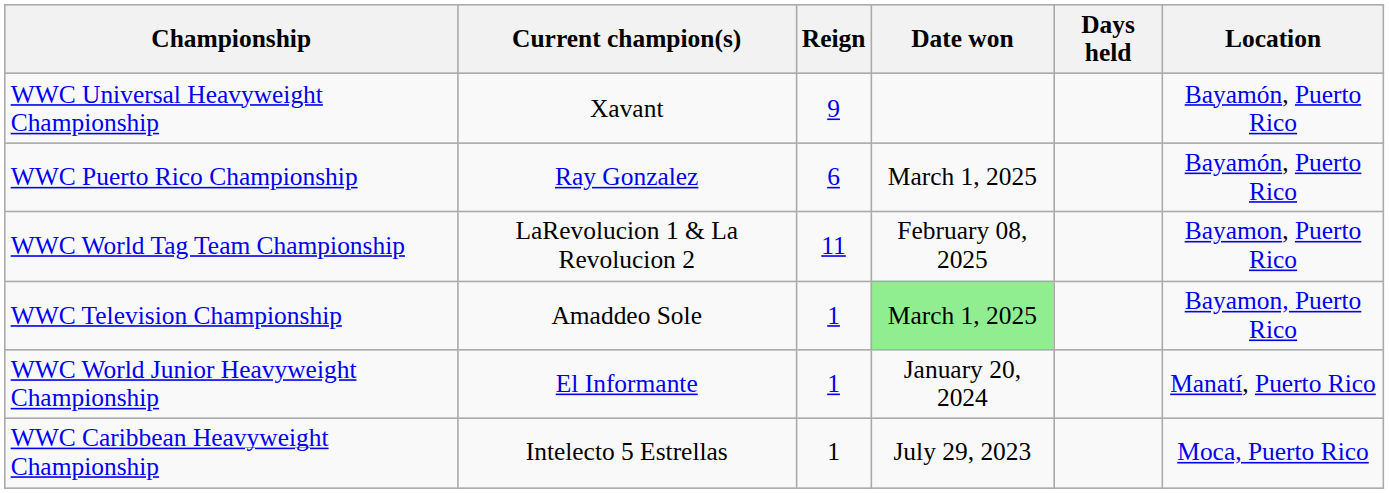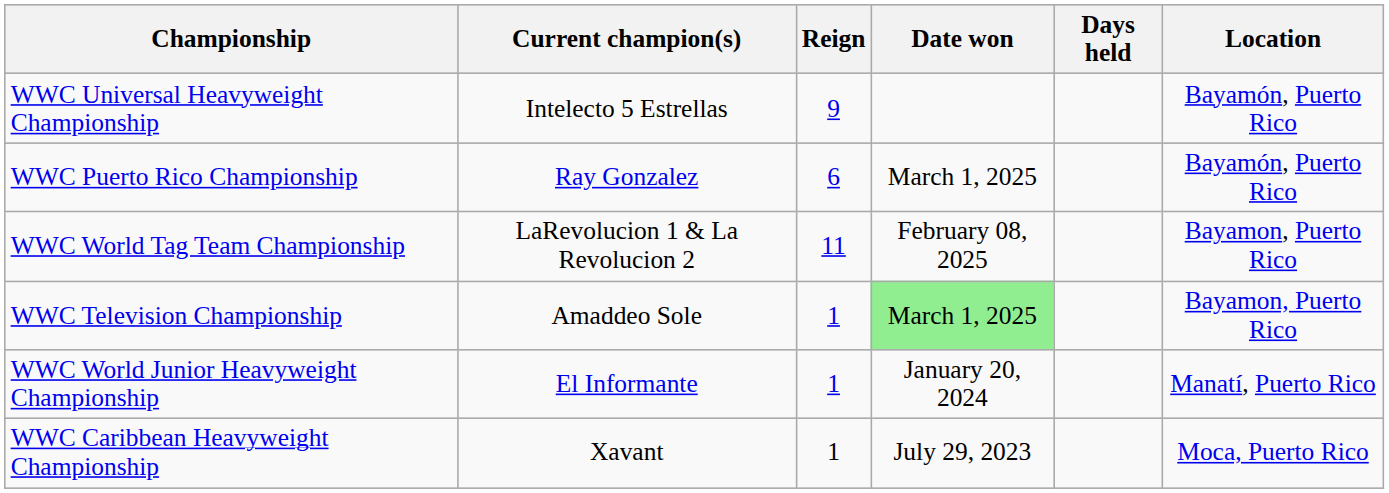(627, 107) Xavant -> (627, 107) Intelecto 5 Estrellas
(627, 452) Intelecto 5 Estrellas -> (627, 452) Xavant
